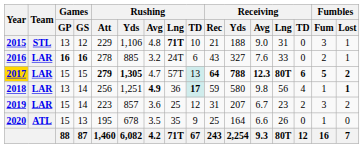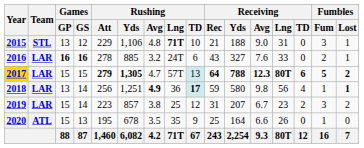(155, 105) 3.6 -> (155, 105) 3.8
